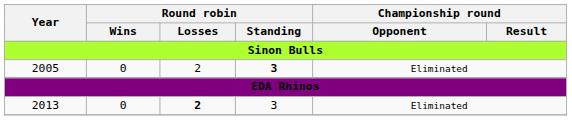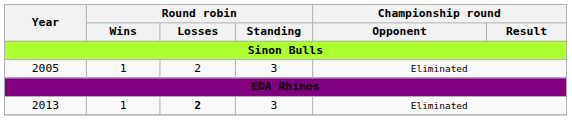(123, 69) 0 -> (123, 69) 1
(274, 69) bold -> (274, 69) normal
(123, 106) 0 -> (123, 106) 1
